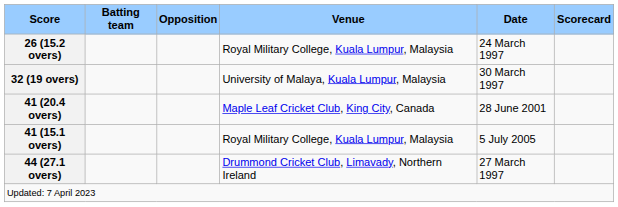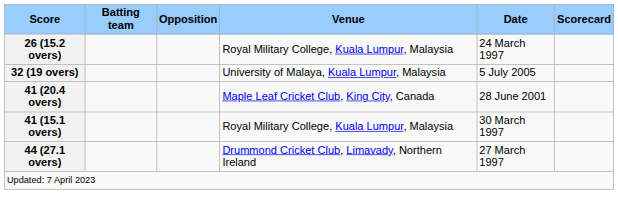(502, 79) 30 March 1997 -> (508, 73) 5 July 2005
(508, 139) 5 July 2005 -> (502, 126) 30 March 1997
